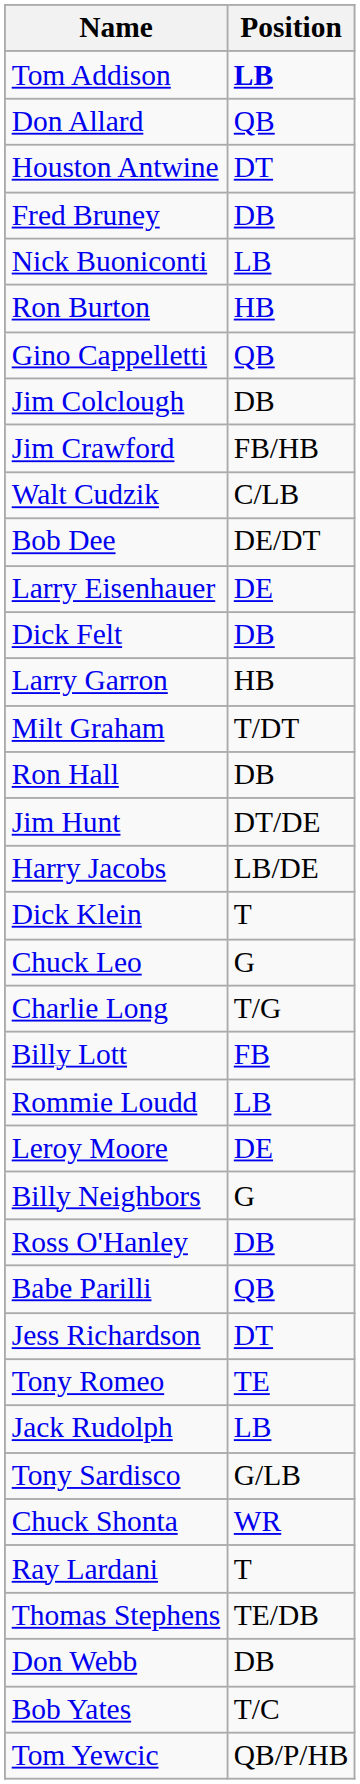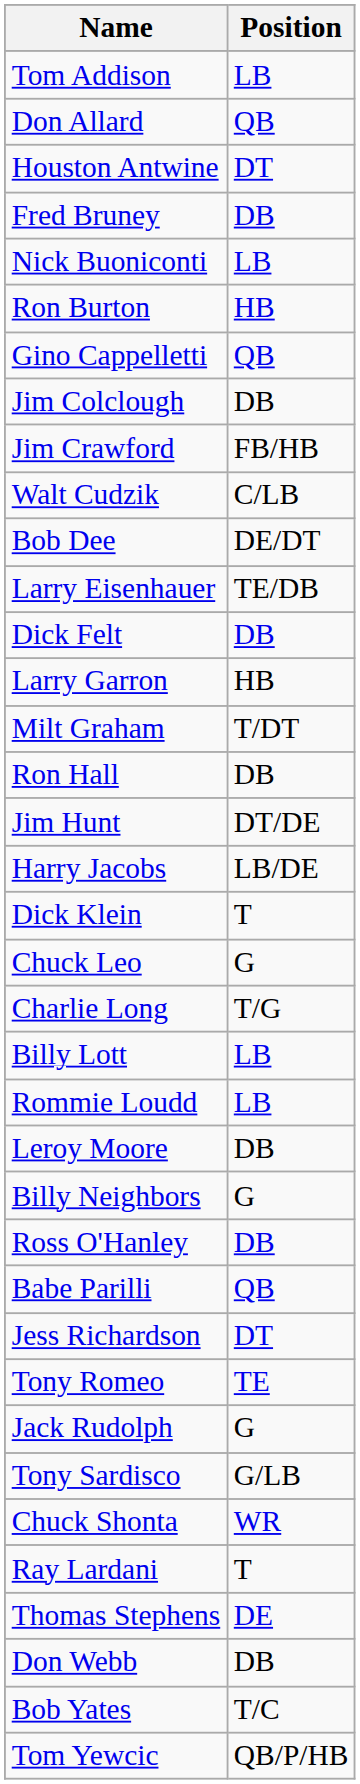(253, 74) bold -> (253, 74) normal
(253, 588) DE -> (276, 588) TE/DB
(252, 1055) FB -> (253, 1055) LB
(253, 1148) DE -> (254, 1148) DB
(253, 1428) LB -> (244, 1428) G
(276, 1615) TE/DB -> (253, 1615) DE
